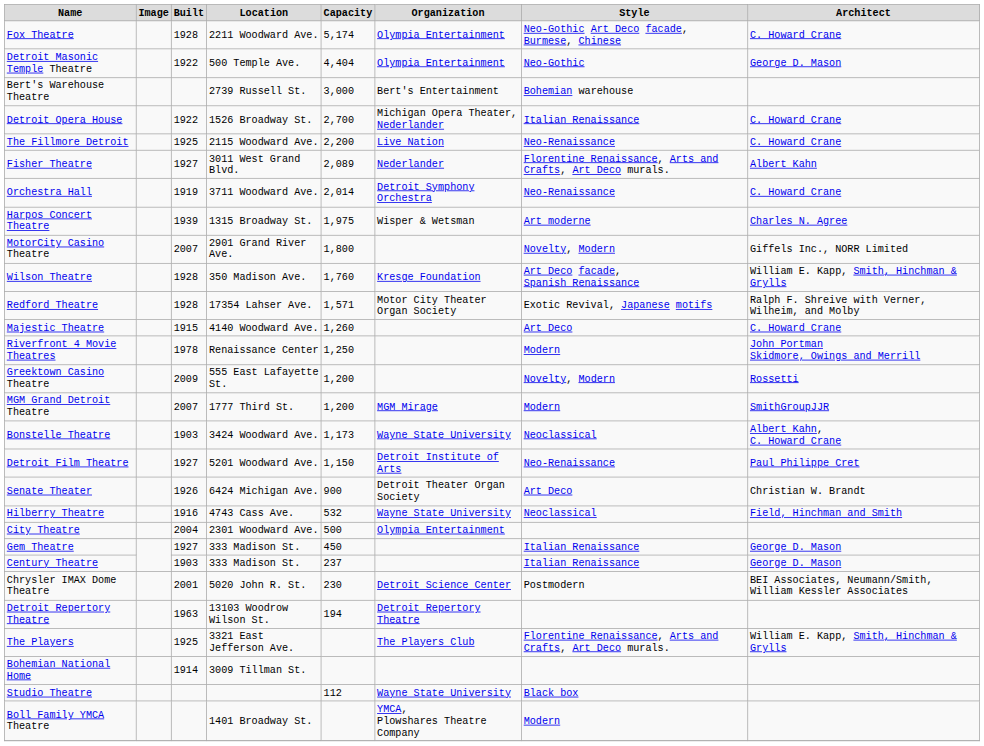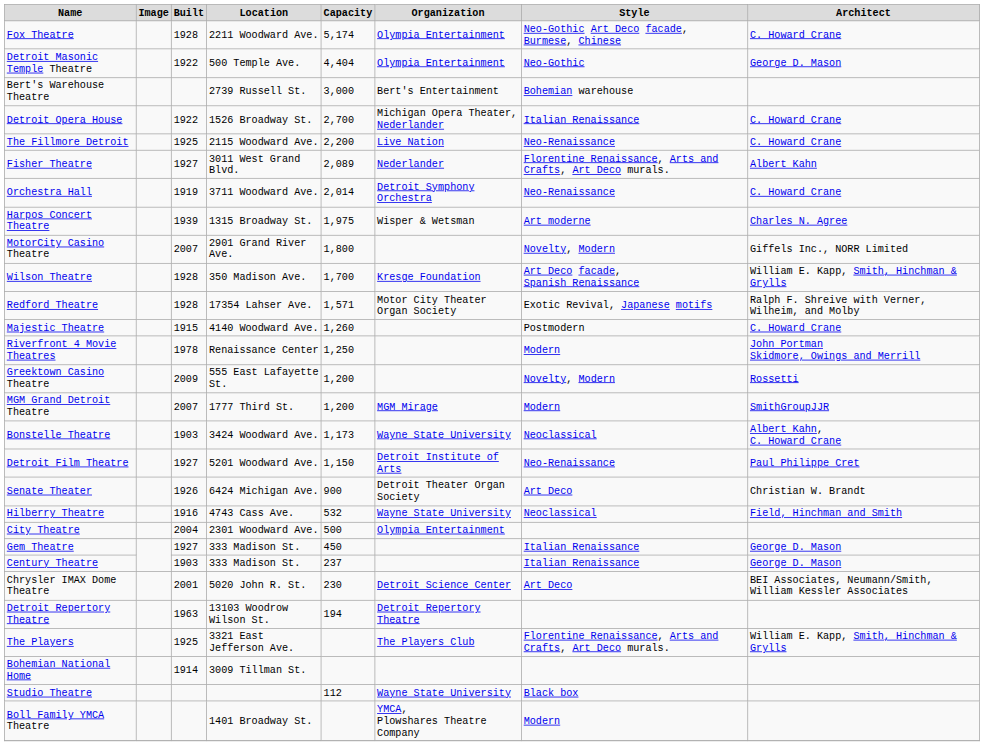(339, 277) 1,760 -> (339, 277) 1,700
(548, 328) Art Deco -> (554, 328) Postmodern
(554, 586) Postmodern -> (548, 586) Art Deco
